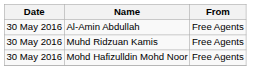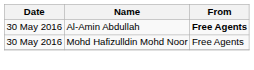(218, 27) normal -> (220, 27) bold
- row: (112, 42)
